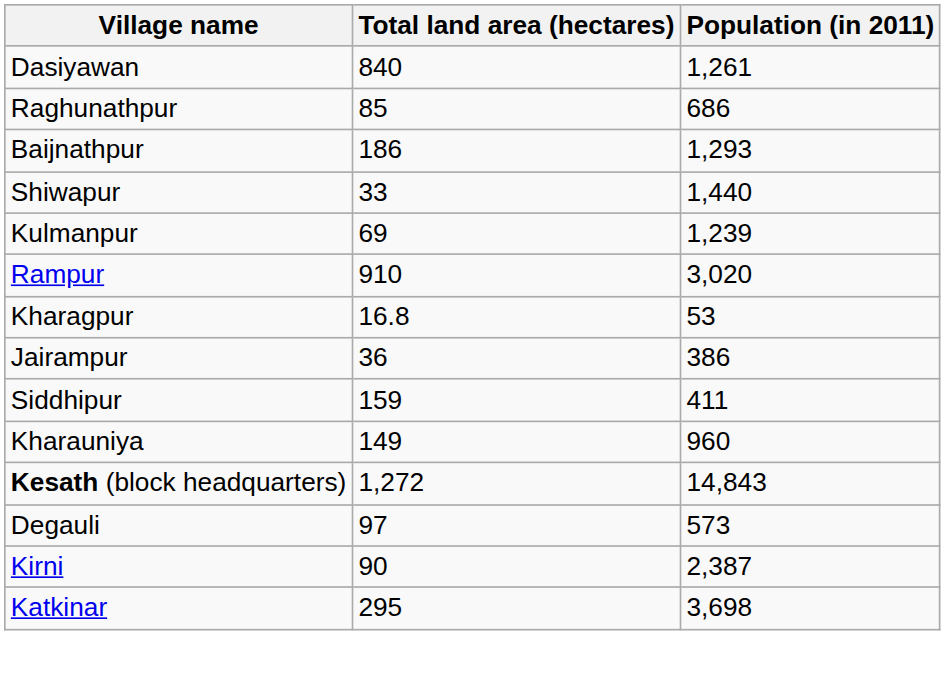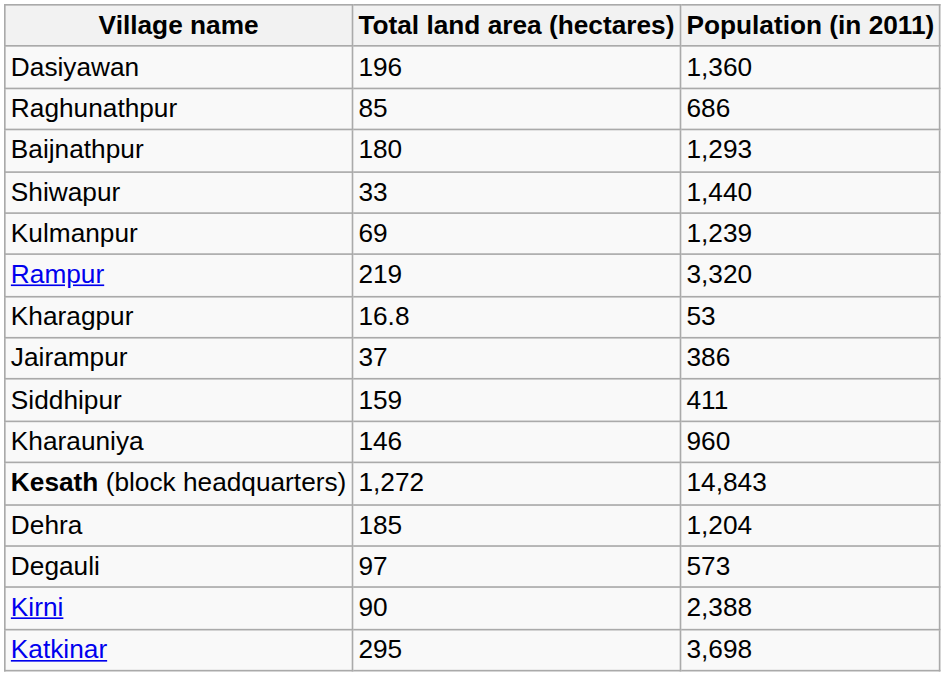(380, 66) 840 -> (380, 66) 196
(719, 66) 1,261 -> (719, 66) 1,360
(380, 150) 186 -> (380, 150) 180
(380, 274) 910 -> (380, 274) 219
(719, 274) 3,020 -> (719, 274) 3,320
(373, 358) 36 -> (373, 358) 37
(380, 441) 149 -> (380, 441) 146
+ row: (47, 524)
(719, 566) 2,387 -> (719, 607) 2,388
